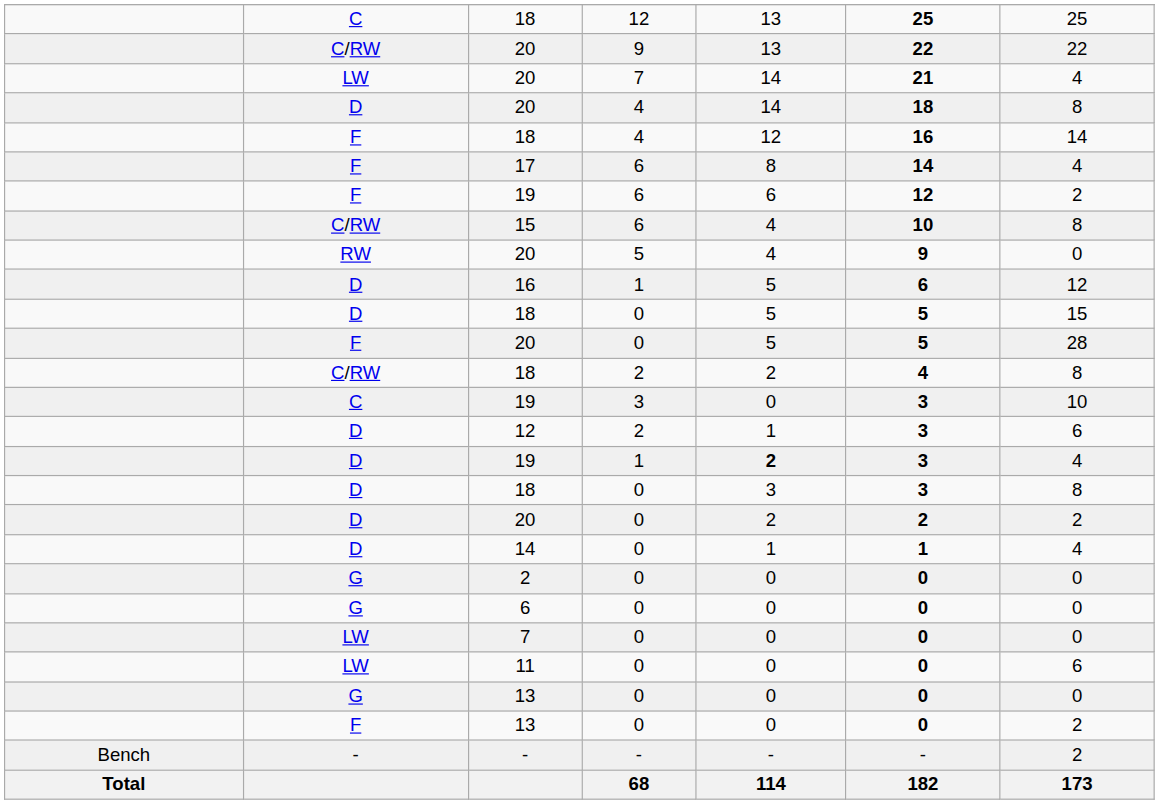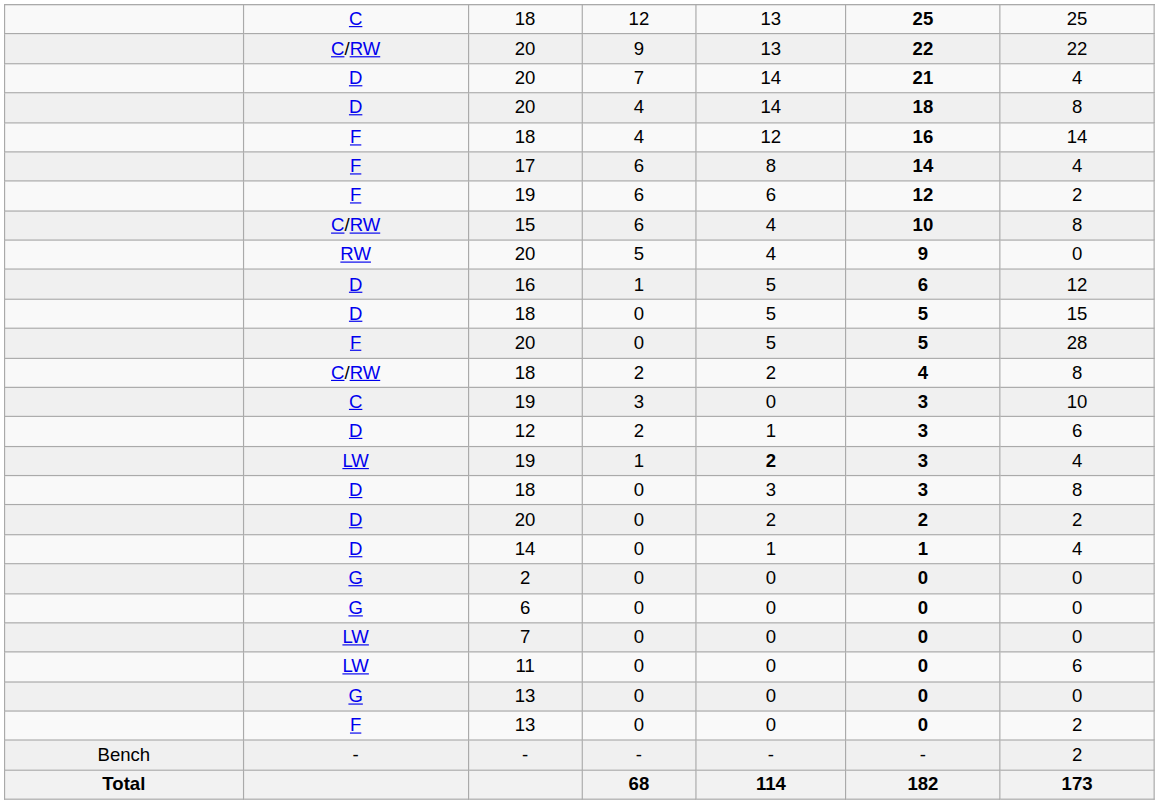(356, 78) LW -> (356, 78) D
(356, 460) D -> (356, 460) LW
